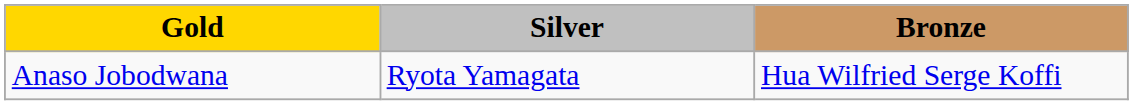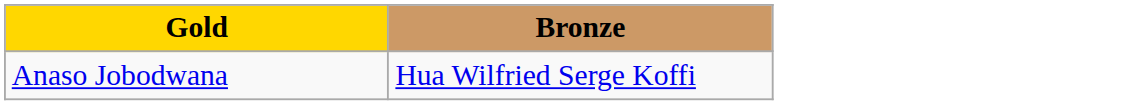- column: (567, 27)
